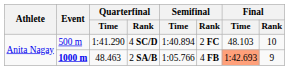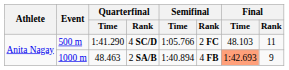(178, 42) 1:40.894 -> (178, 42) 1:05.766
(272, 42) 10 -> (271, 42) 11
(73, 58) bold -> (73, 58) normal
(178, 58) 1:05.766 -> (178, 58) 1:40.894
